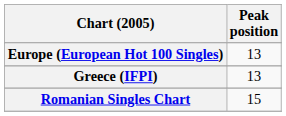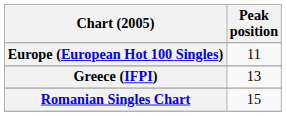(254, 54) 13 -> (254, 54) 11
